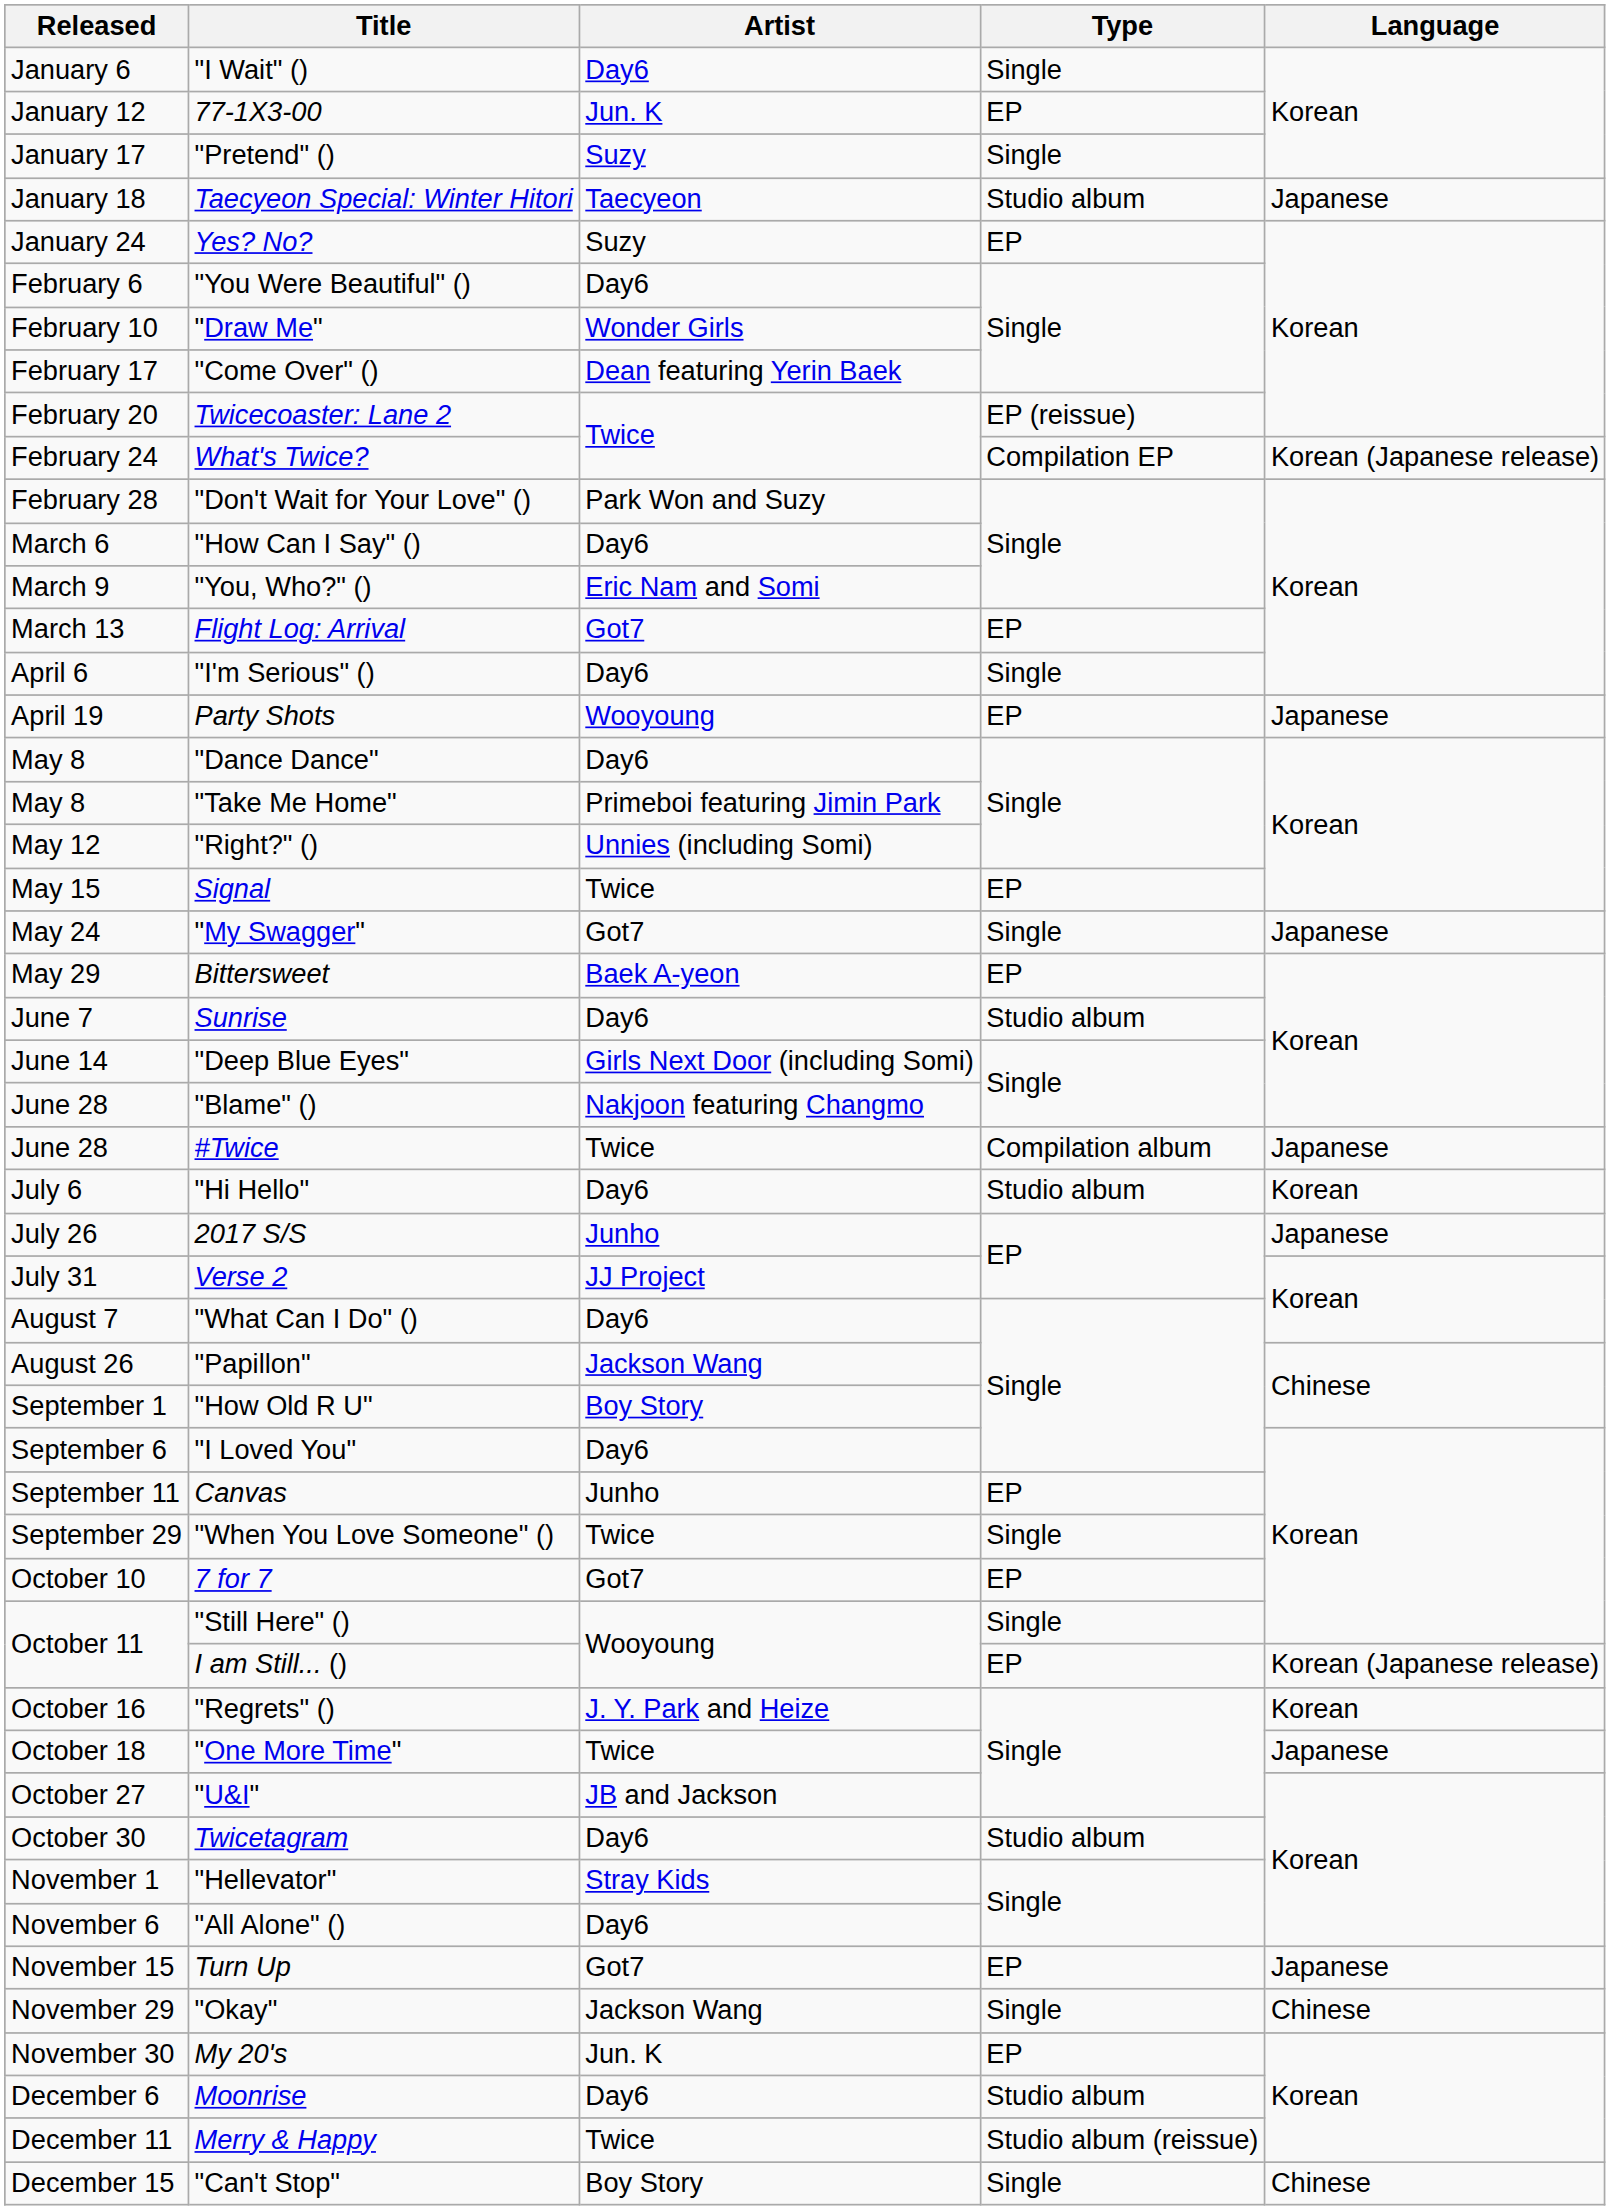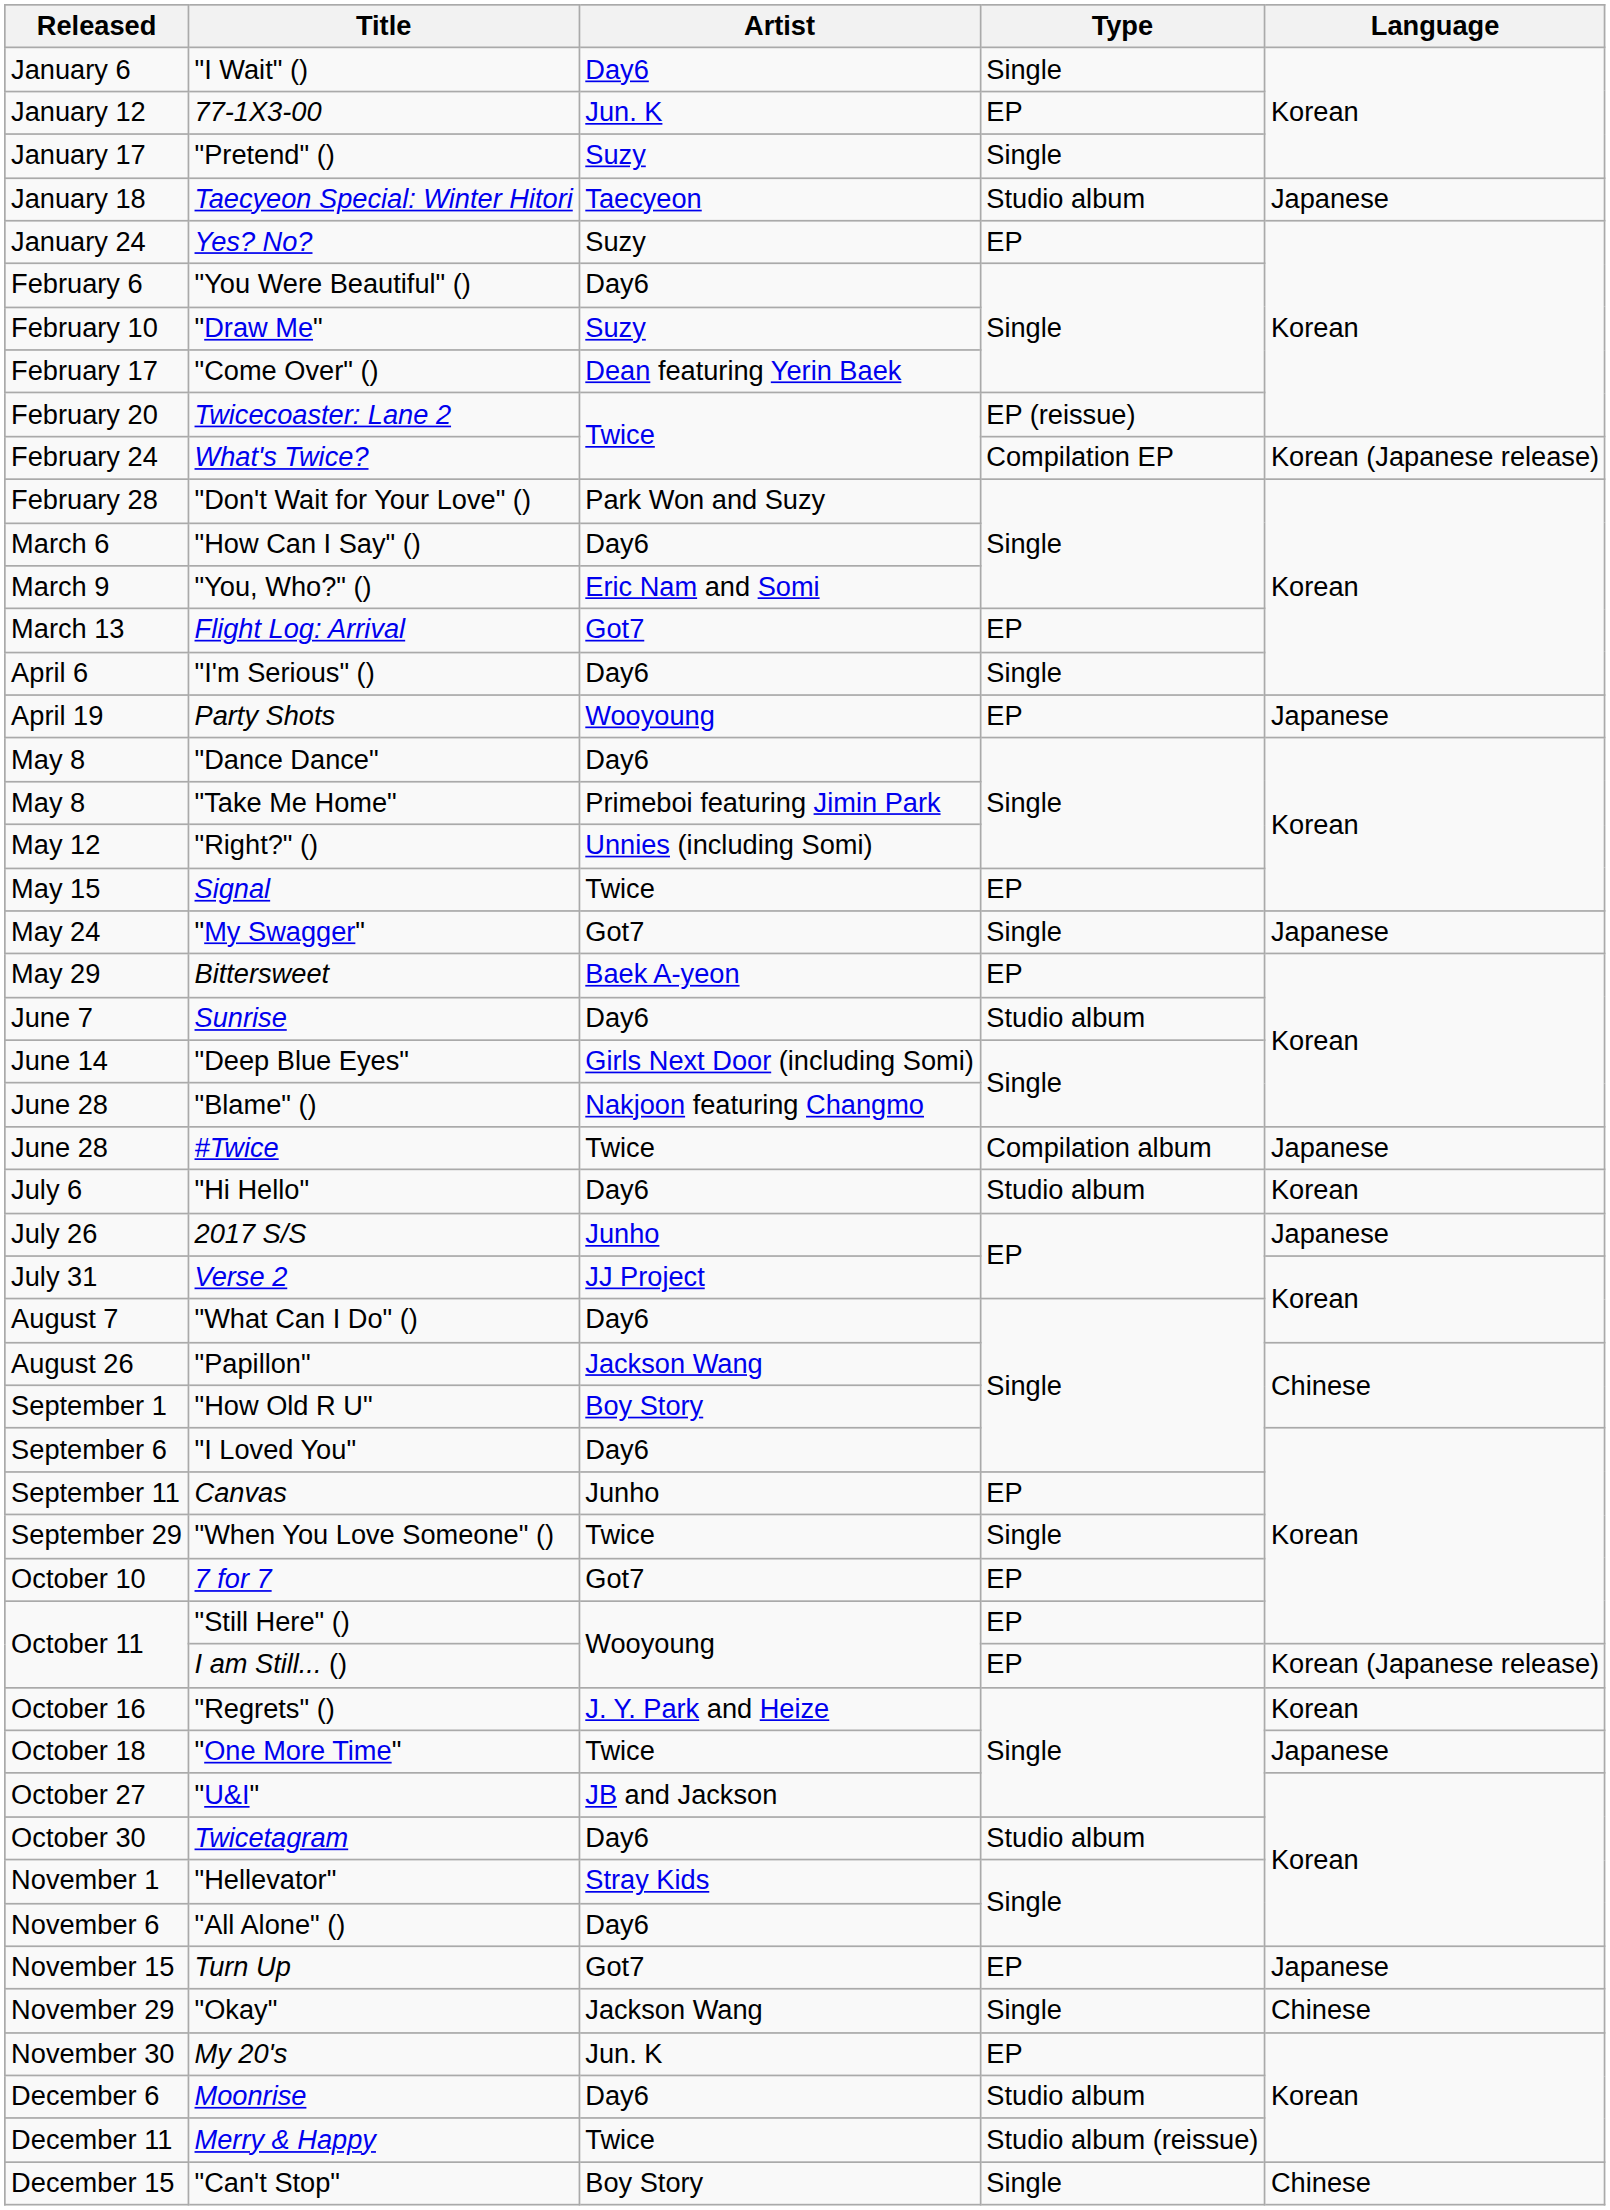(664, 328) Wonder Girls -> (616, 328) Suzy
(1024, 1622) Single -> (1004, 1622) EP
